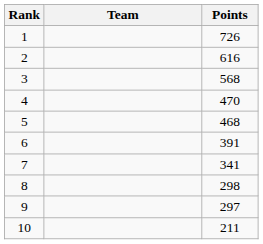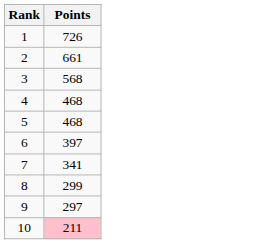- column: (123, 15)
(230, 57) 616 -> (73, 57) 661
(230, 100) 470 -> (73, 100) 468
(230, 143) 391 -> (73, 143) 397
(230, 185) 298 -> (73, 185) 299
(230, 228) no background -> (73, 228) pink background
